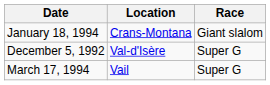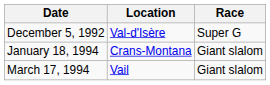rows swapped: (56, 51) <-> (53, 32)
(219, 70) Super G -> (230, 70) Giant slalom
